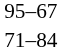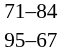rows swapped: (31, 11) <-> (31, 40)
